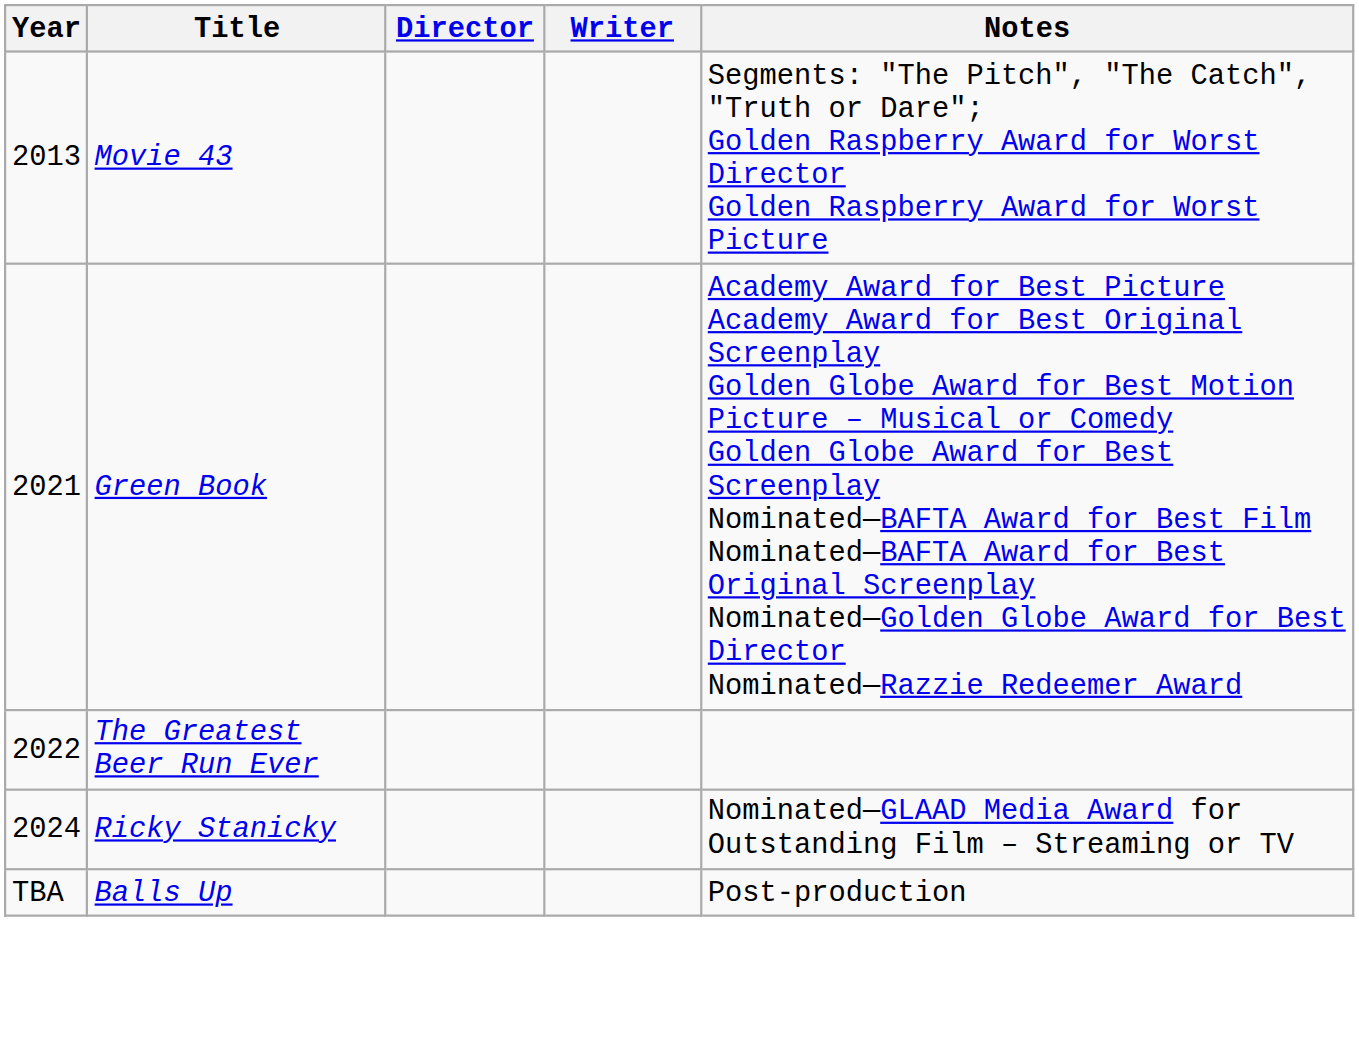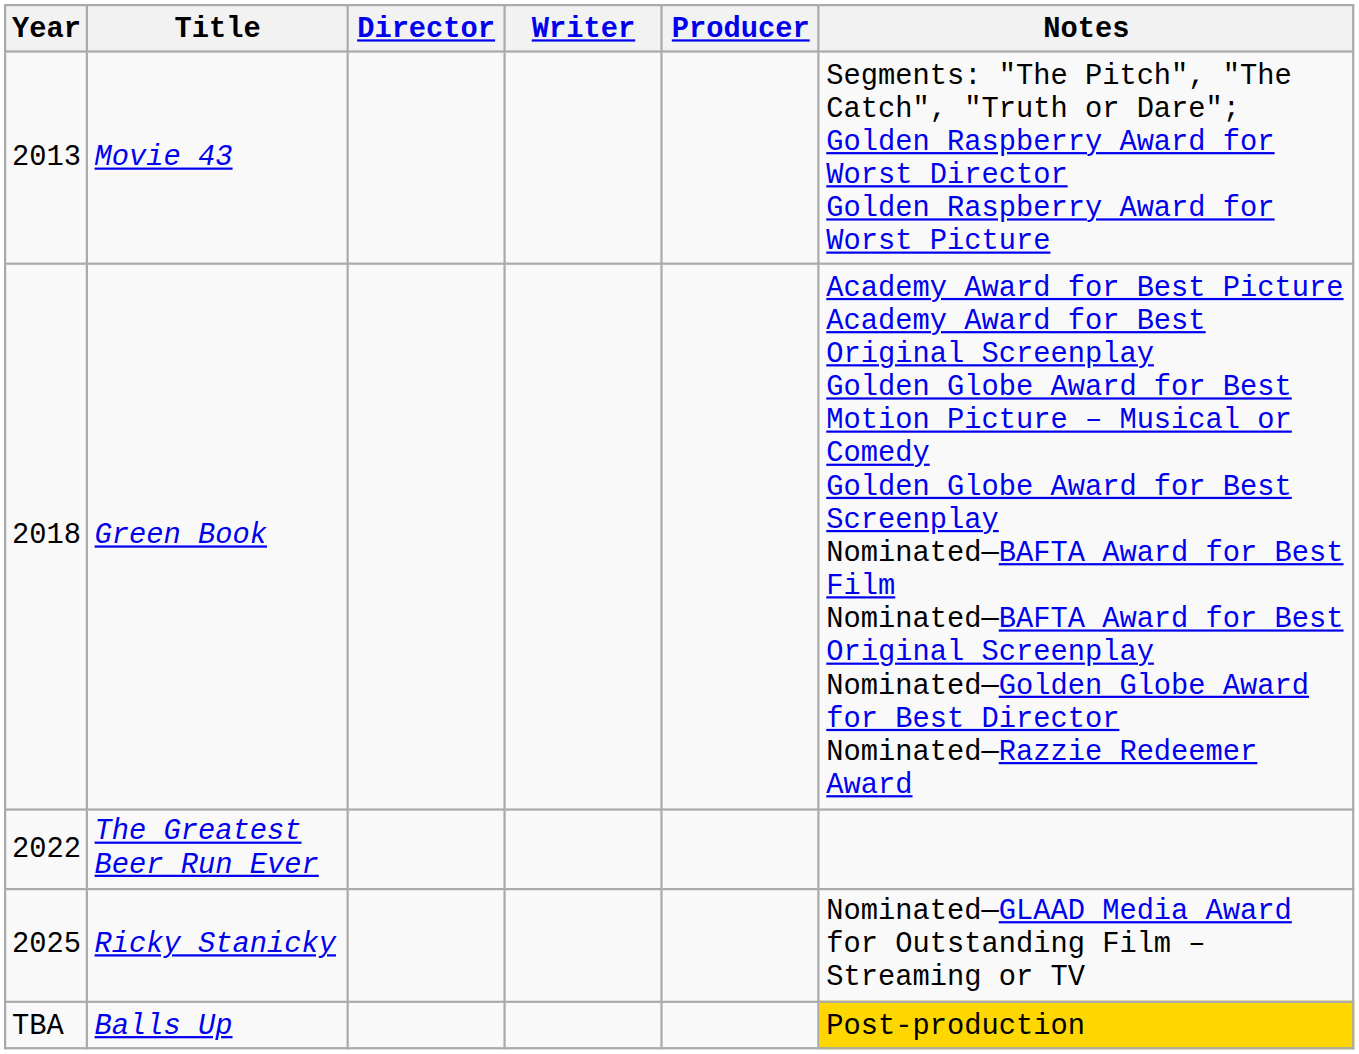+ column: (741, 29)
(46, 487) 2021 -> (46, 537) 2018
(46, 829) 2024 -> (46, 945) 2025
(837, 892) no background -> (956, 1025) gold background
